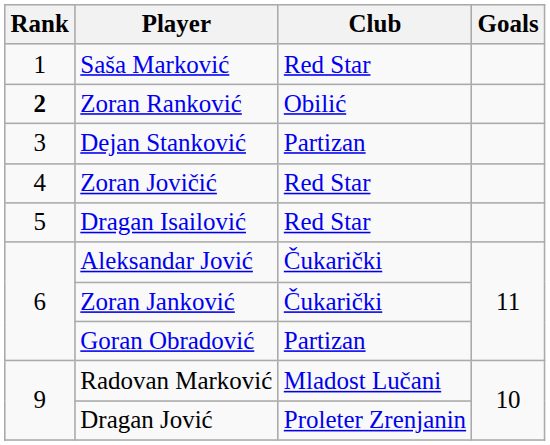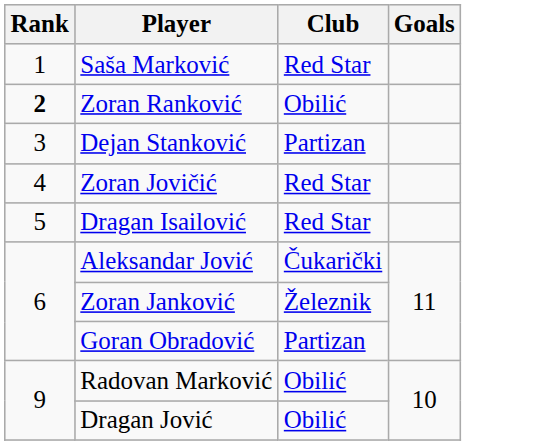(333, 301) Čukarički -> (327, 301) Železnik
(363, 380) Mladost Lučani -> (315, 380) Obilić
(375, 420) Proleter Zrenjanin -> (315, 420) Obilić
